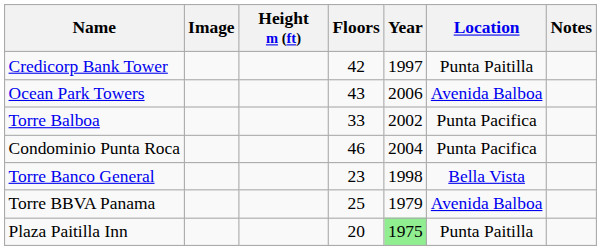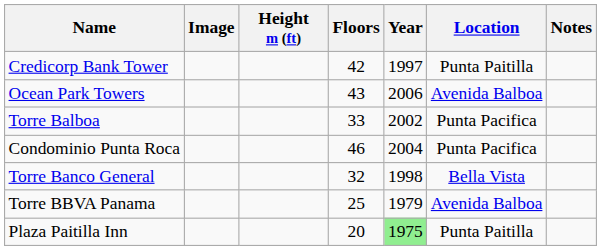(356, 176) 23 -> (356, 176) 32
